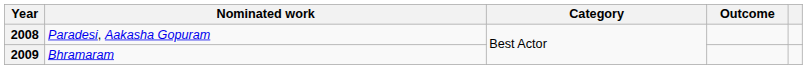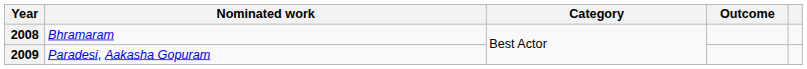(129, 34) Paradesi, Aakasha Gopuram -> (81, 34) Bhramaram
(81, 54) Bhramaram -> (129, 54) Paradesi, Aakasha Gopuram
